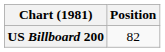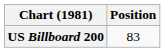(133, 36) 82 -> (133, 36) 83
